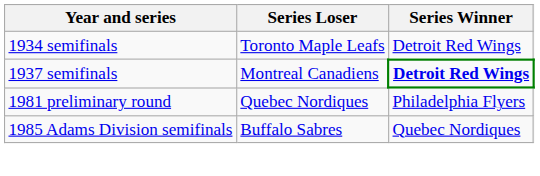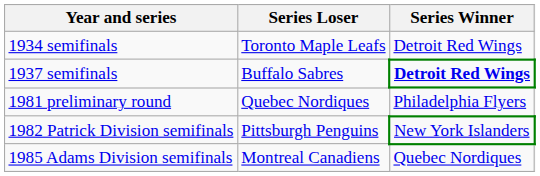(310, 73) Montreal Canadiens -> (292, 73) Buffalo Sabres
+ row: (121, 129)
(291, 128) Buffalo Sabres -> (310, 157) Montreal Canadiens
